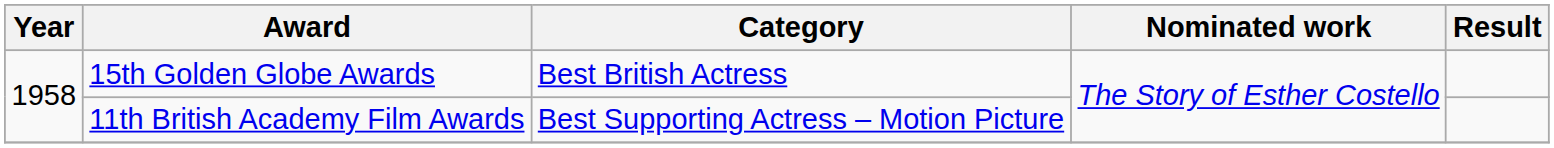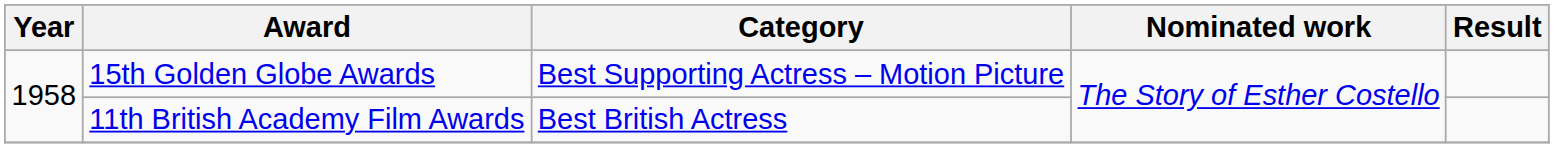(663, 73) Best British Actress -> (801, 73) Best Supporting Actress – Motion Picture
(801, 119) Best Supporting Actress – Motion Picture -> (663, 119) Best British Actress
